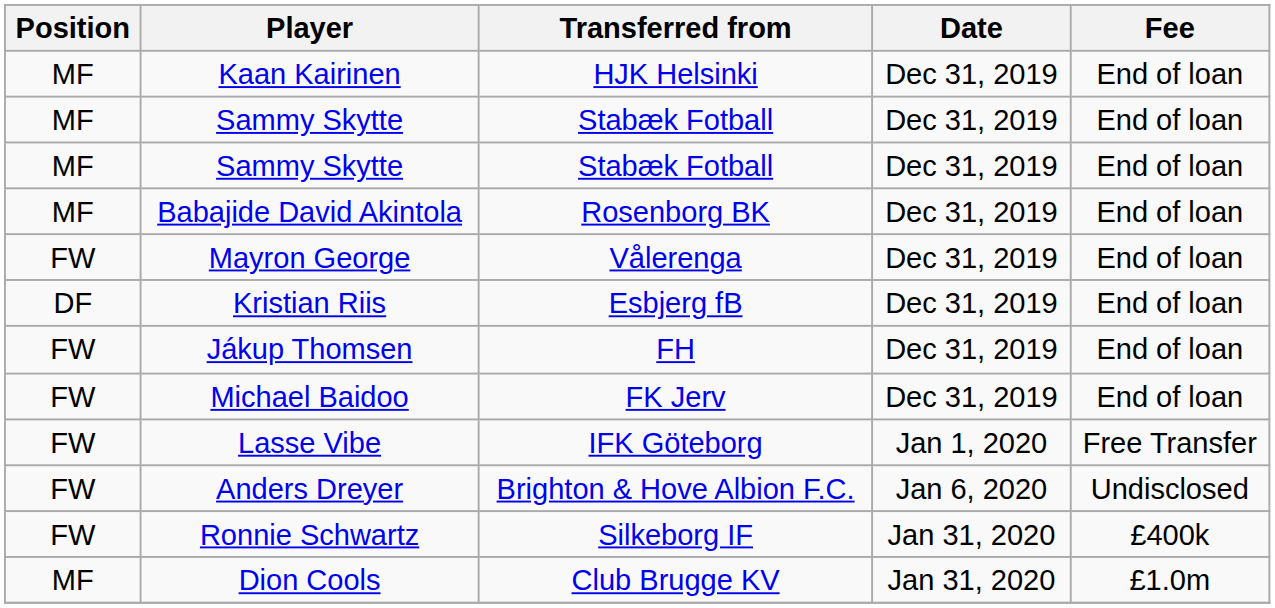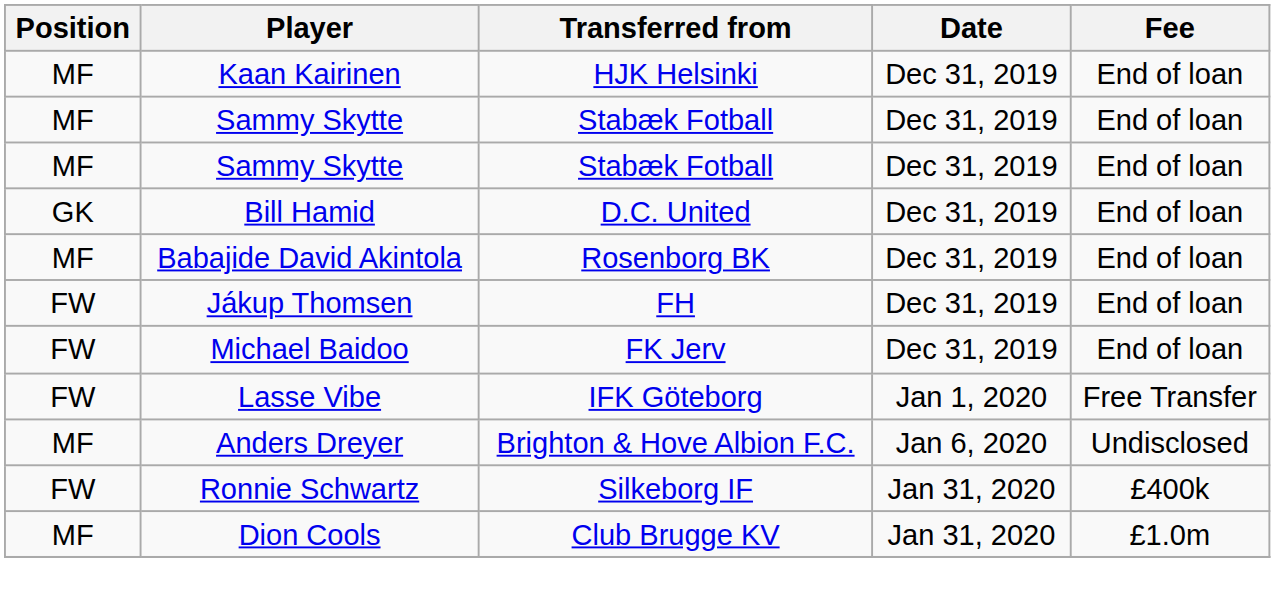+ row: (310, 212)
- row: (310, 258)
- row: (310, 304)
(73, 488) FW -> (73, 442) MF
